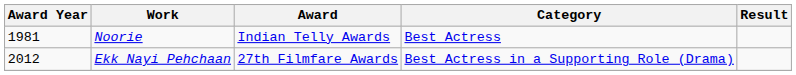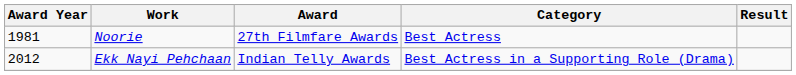(314, 37) Indian Telly Awards -> (318, 37) 27th Filmfare Awards
(318, 59) 27th Filmfare Awards -> (314, 59) Indian Telly Awards
